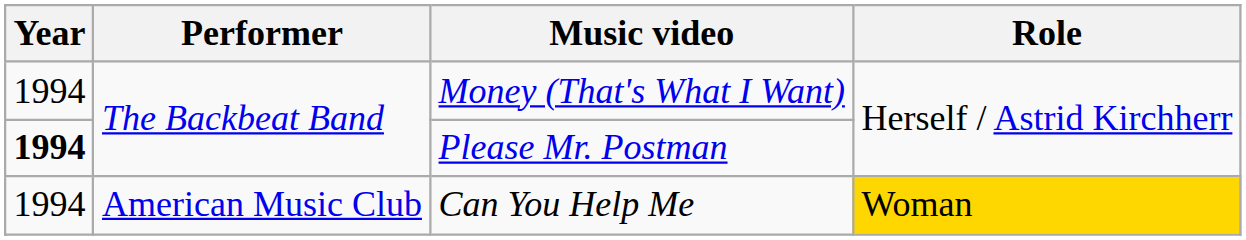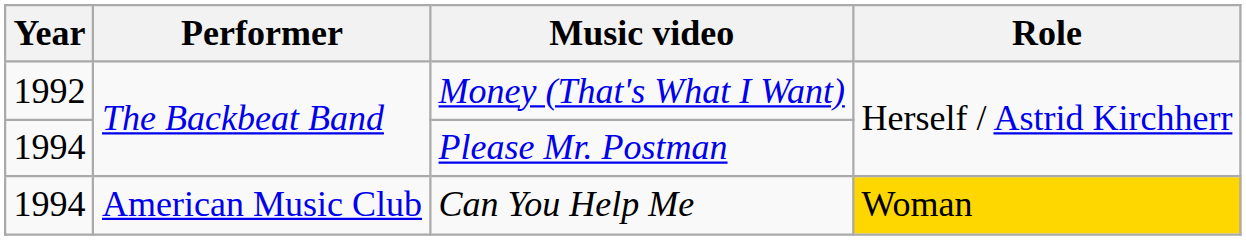(49, 90) 1994 -> (49, 90) 1992
(49, 147) bold -> (49, 147) normal
